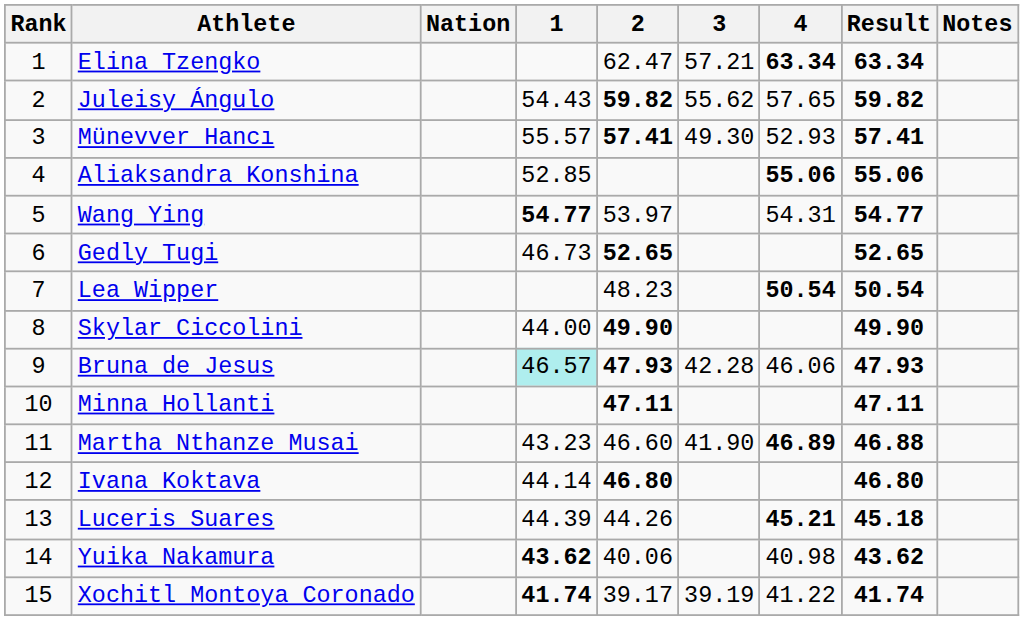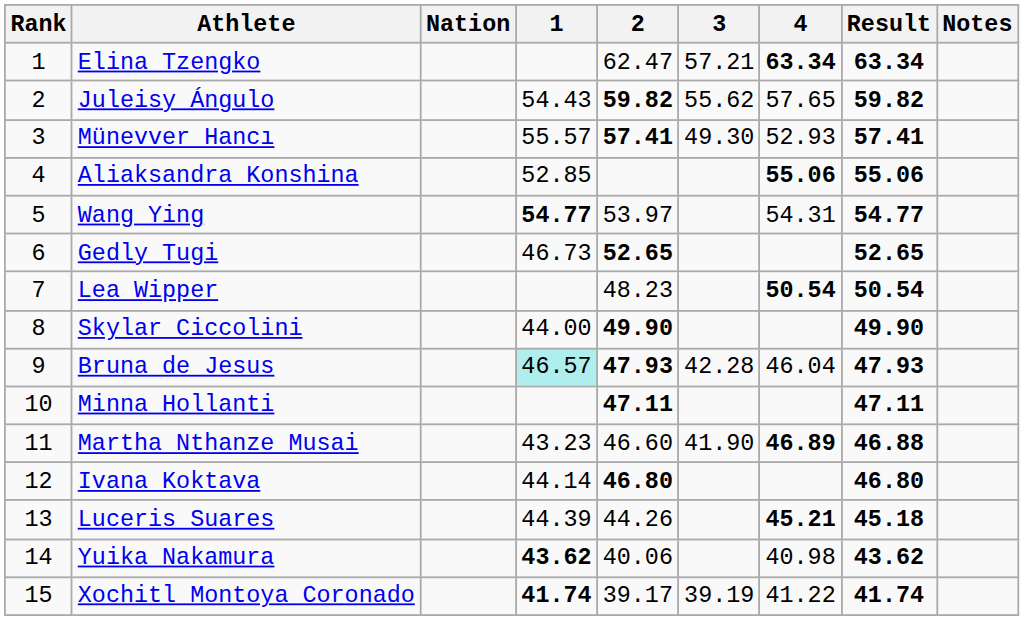(801, 367) 46.06 -> (801, 367) 46.04
